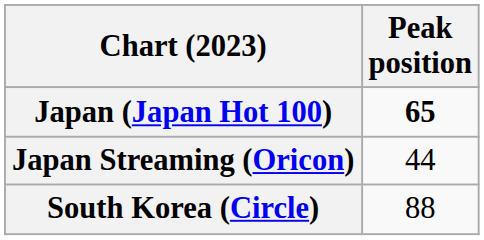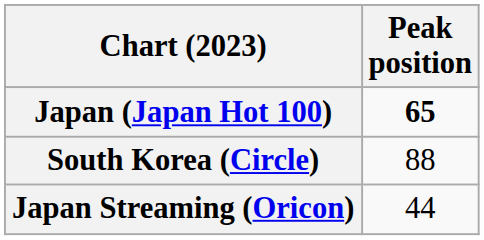rows swapped: (183, 160) <-> (183, 208)
